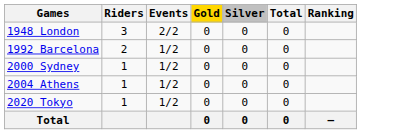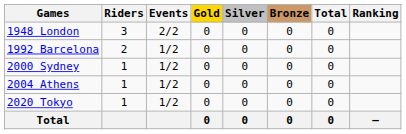+ column: (289, 13)
